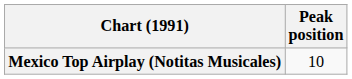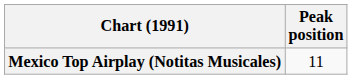(316, 61) 10 -> (316, 61) 11
